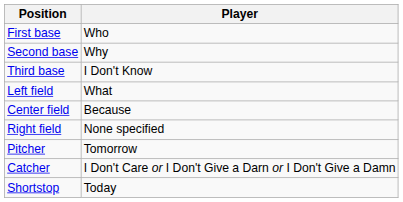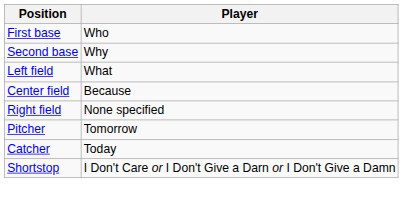- row: (36, 71)
(240, 168) I Don't Care or I Don't Give a Darn or I Don't Give a Damn -> (100, 149) Today
(100, 187) Today -> (240, 168) I Don't Care or I Don't Give a Darn or I Don't Give a Damn
